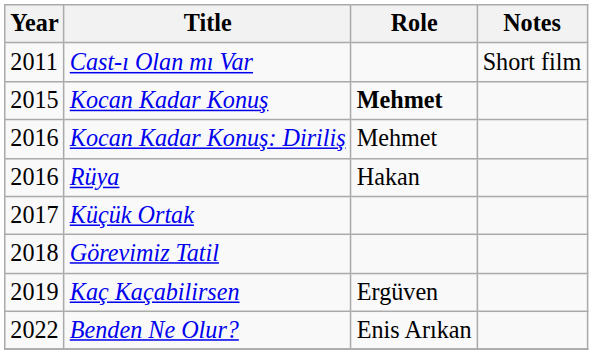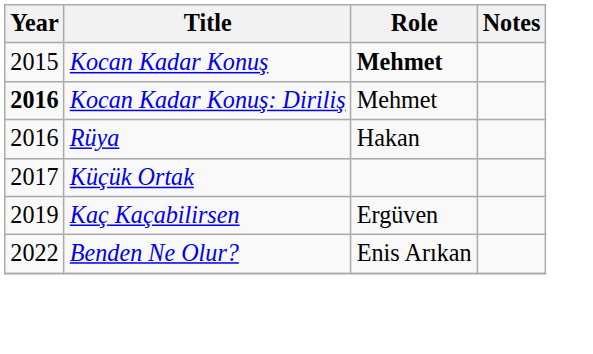- row: (161, 61)
(34, 138) normal -> (34, 100) bold
- row: (144, 253)
